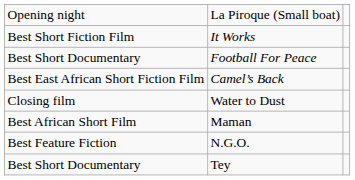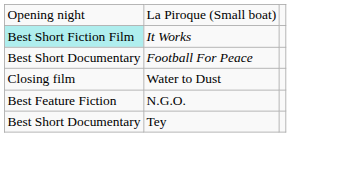(71, 36) no background -> (71, 36) paleturquoise background
- row: (247, 79)
- row: (231, 121)
